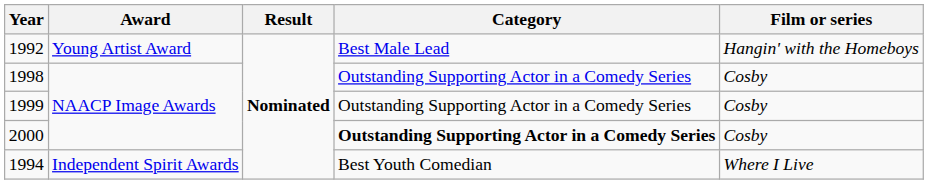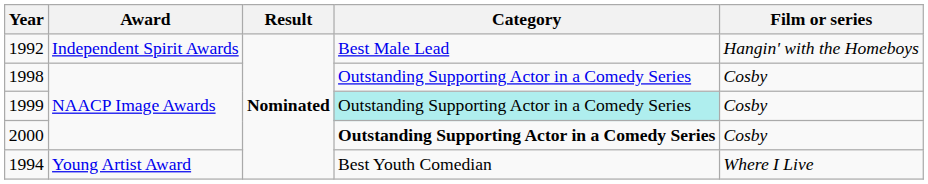(122, 48) Young Artist Award -> (145, 48) Independent Spirit Awards
(515, 106) no background -> (515, 106) paleturquoise background
(145, 164) Independent Spirit Awards -> (122, 164) Young Artist Award
